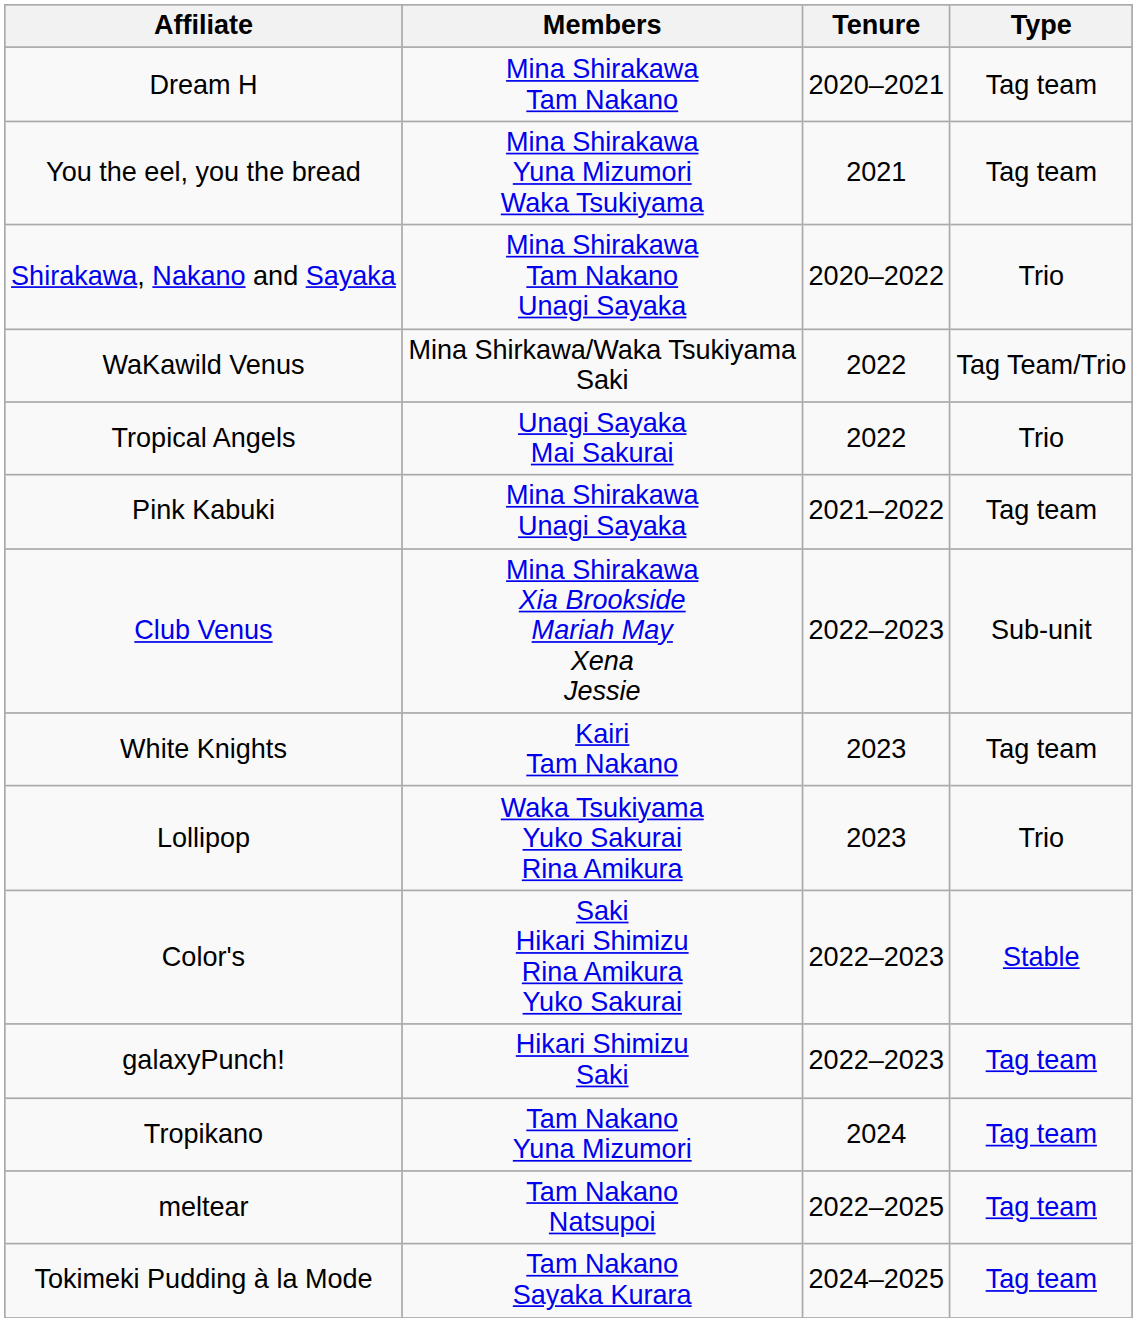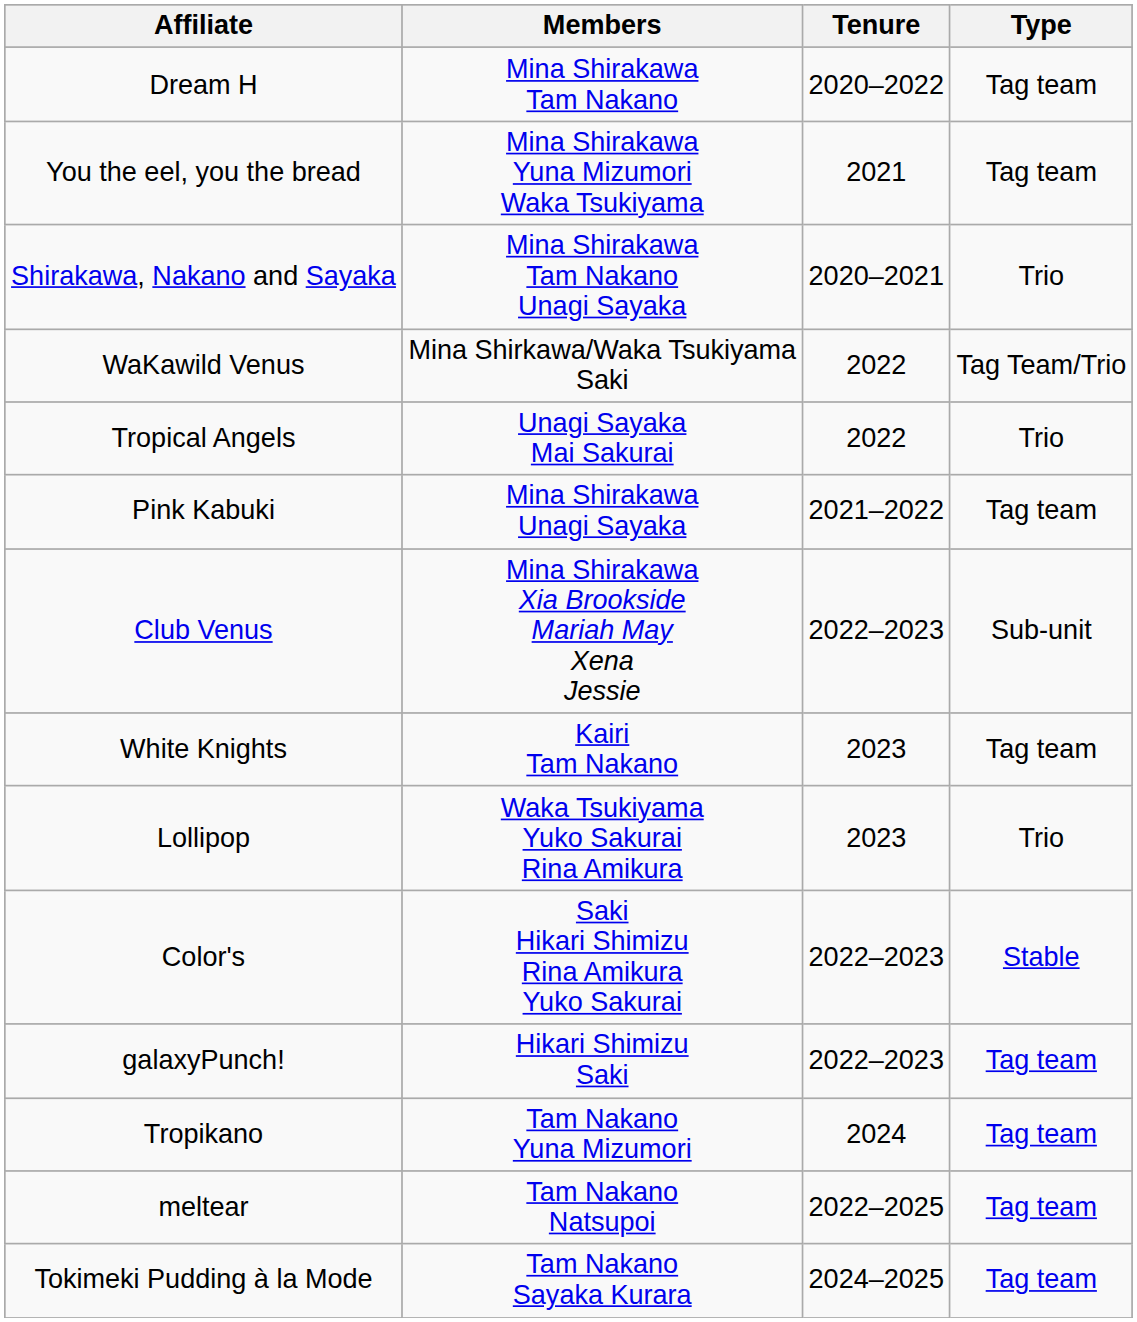(876, 84) 2020–2021 -> (876, 84) 2020–2022
(876, 276) 2020–2022 -> (876, 276) 2020–2021
